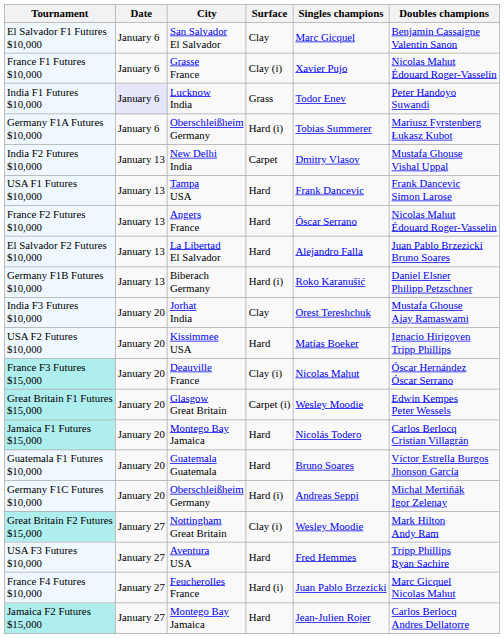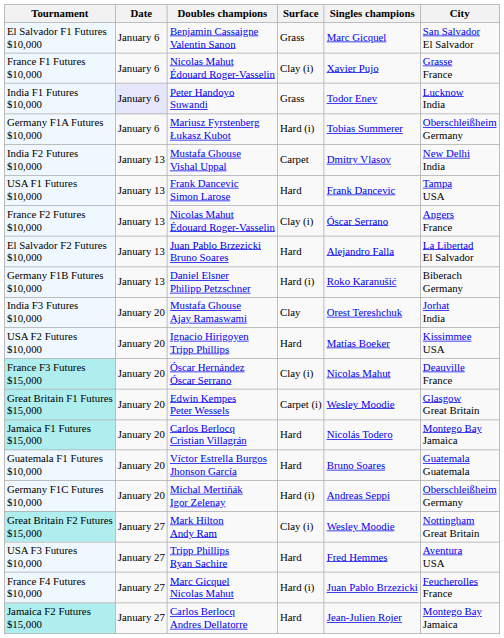columns swapped: (207, 13) <-> (444, 13)
(259, 37) Clay -> (292, 37) Grass
(260, 221) Hard -> (297, 221) Clay (i)
